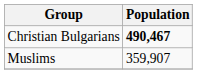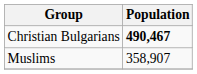(148, 58) 359,907 -> (148, 58) 358,907
